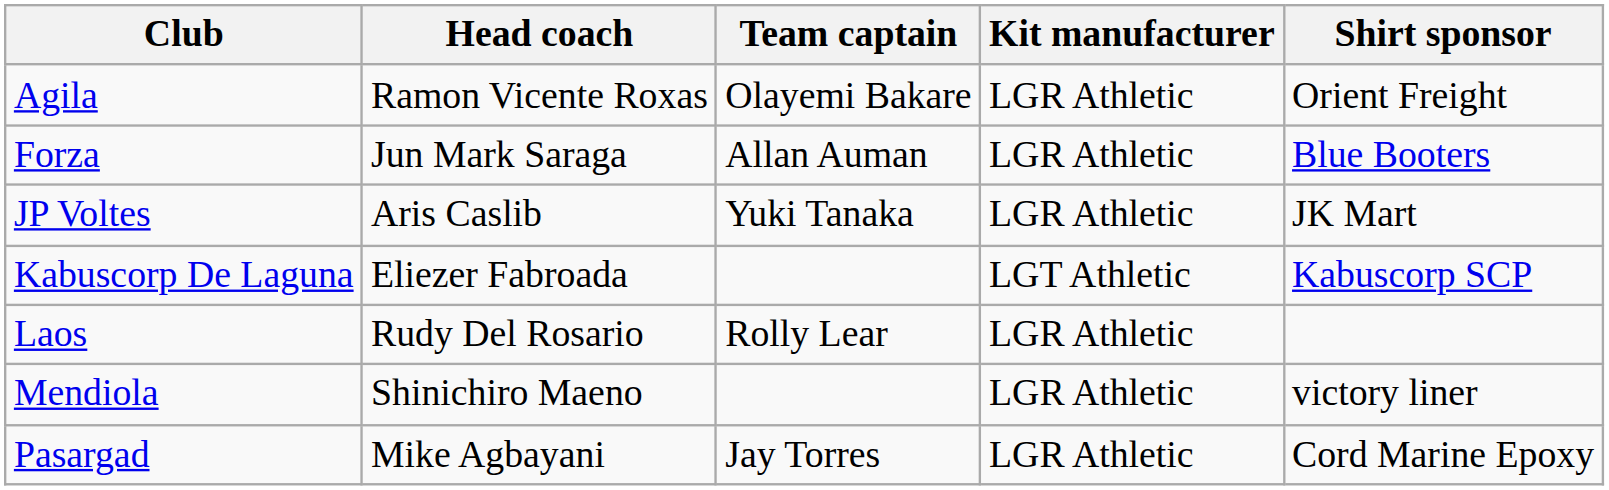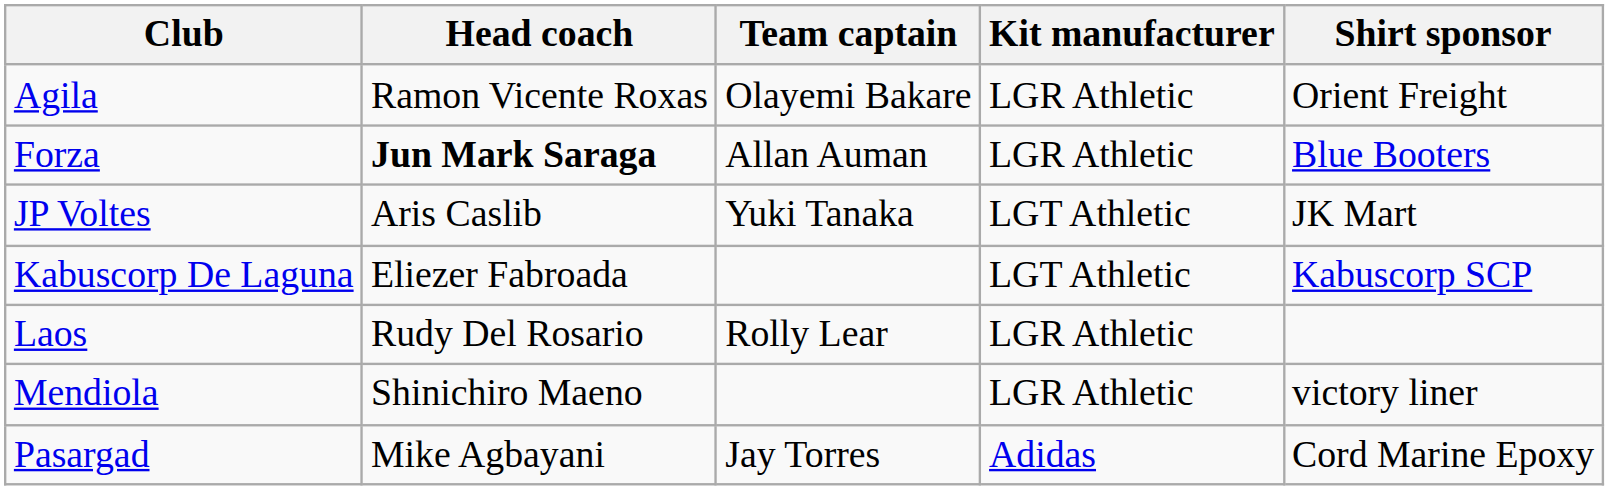(499, 154) normal -> (514, 154) bold
(1091, 214) LGR Athletic -> (1090, 214) LGT Athletic
(1091, 453) LGR Athletic -> (1043, 453) Adidas
